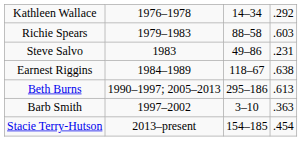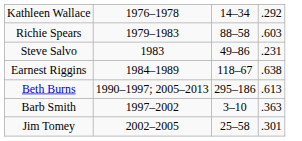+ row: (49, 126)
- row: (55, 126)
